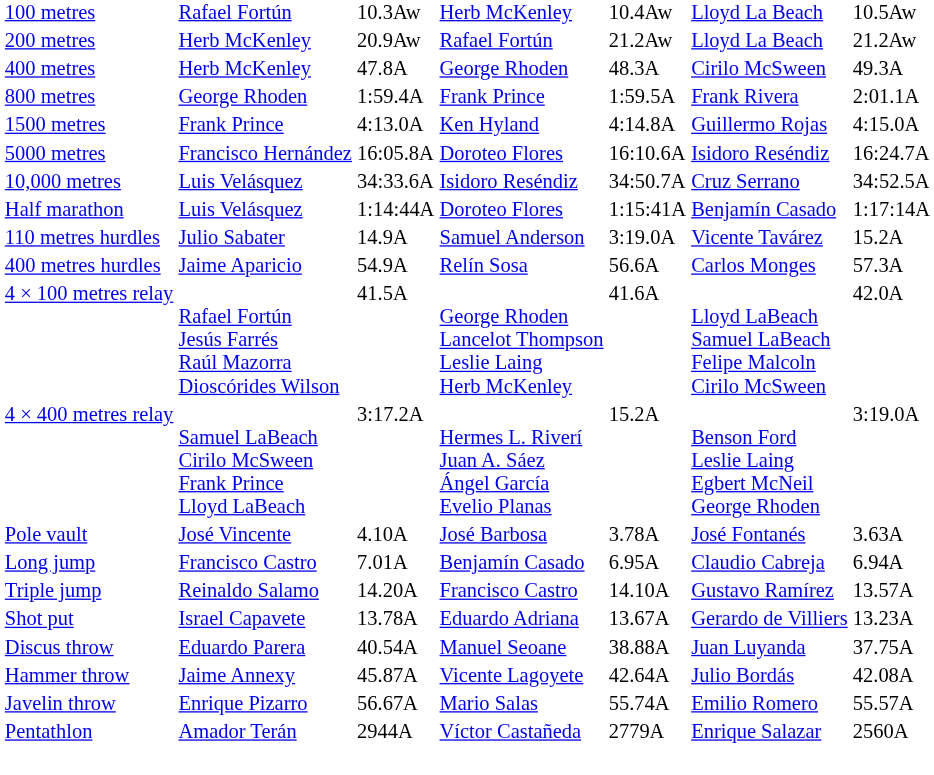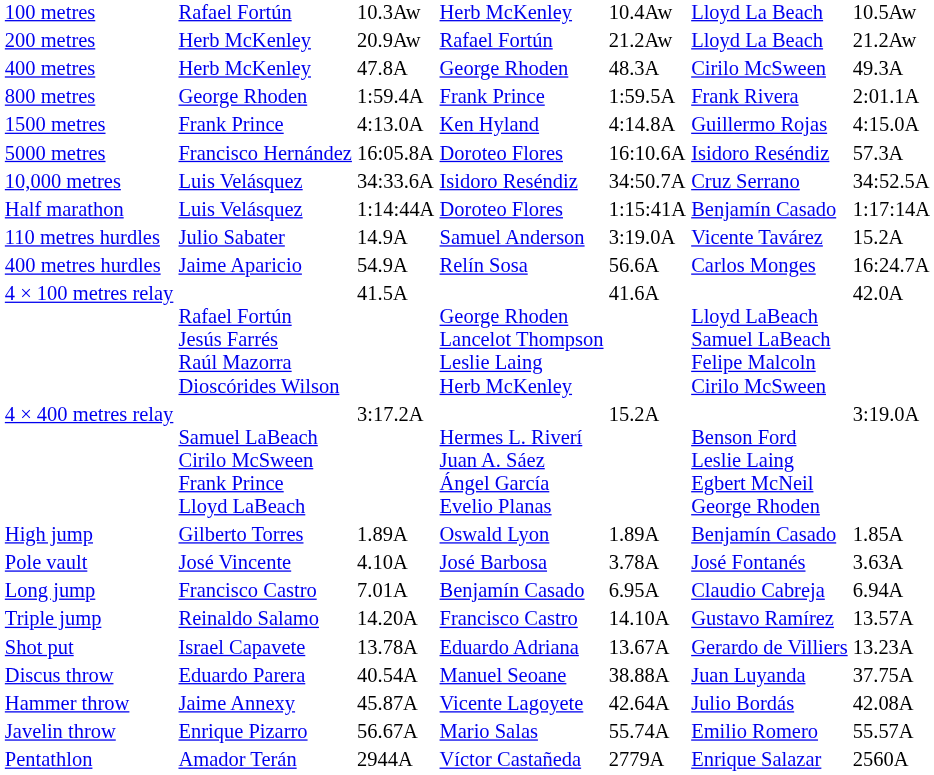(891, 153) 16:24.7A -> (878, 153) 57.3A
(878, 265) 57.3A -> (891, 265) 16:24.7A
+ row: (49, 534)
